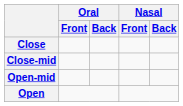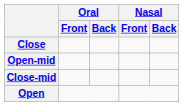rows swapped: (31, 61) <-> (31, 77)
